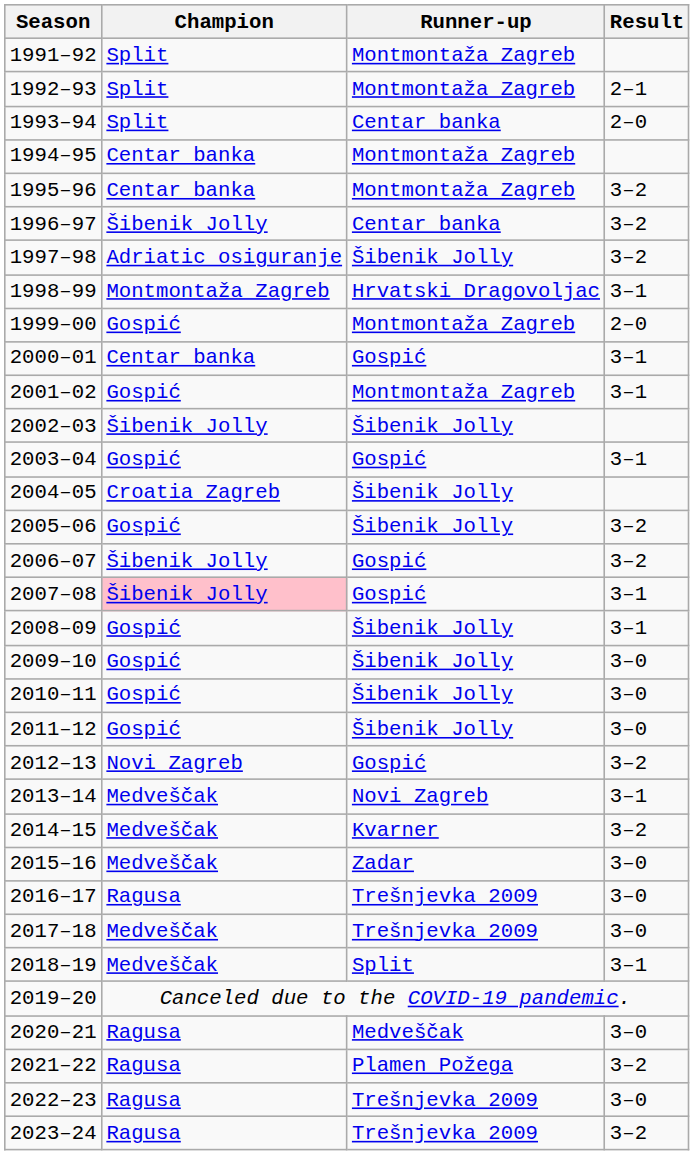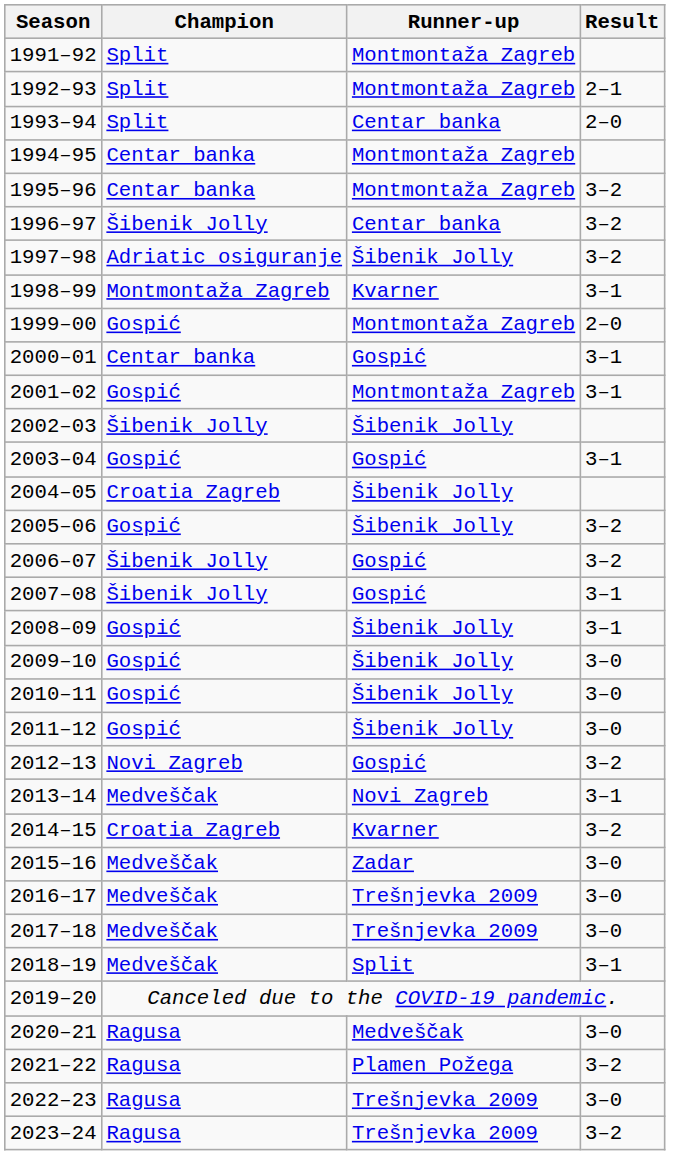(476, 291) Hrvatski Dragovoljac -> (395, 291) Kvarner
(187, 594) pink background -> (187, 594) no background
(162, 830) Medveščak -> (193, 830) Croatia Zagreb
(144, 898) Ragusa -> (162, 898) Medveščak
